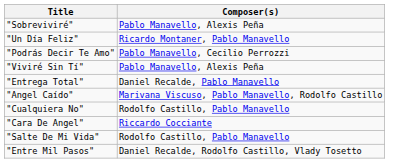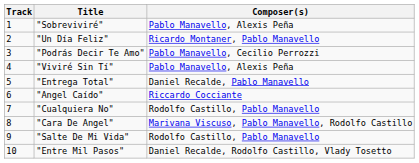+ column: (19, 11)
(251, 95) Marivana Viscuso, Pablo Manavello, Rodolfo Castillo -> (195, 95) Riccardo Cocciante
(165, 123) Riccardo Cocciante -> (281, 123) Marivana Viscuso, Pablo Manavello, Rodolfo Castillo
